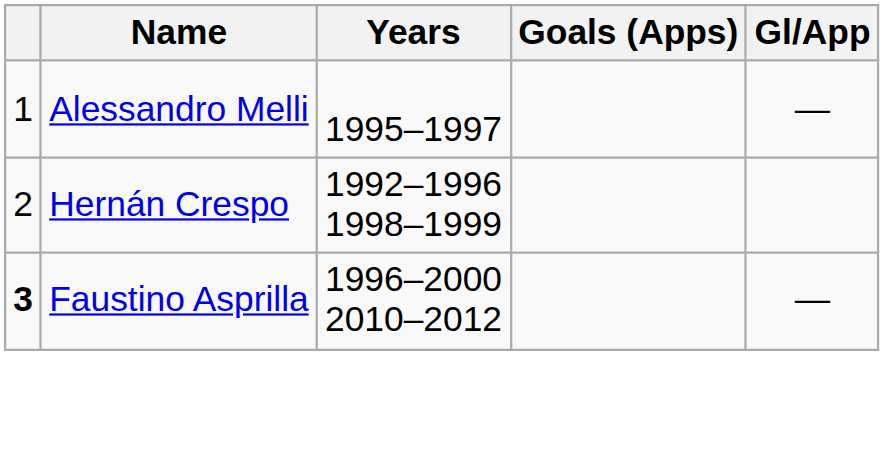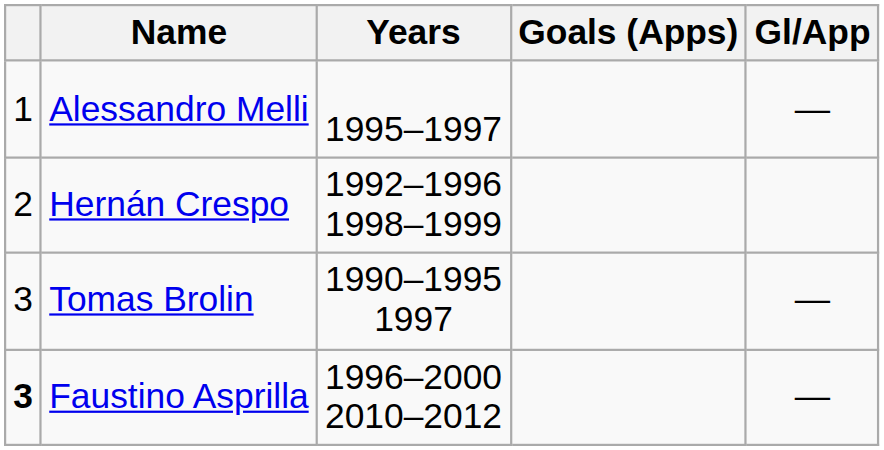+ row: (151, 300)
